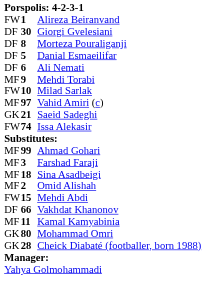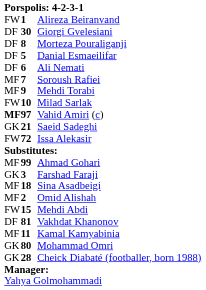+ row: (69, 79)
(12, 103) normal -> (12, 115) bold
(26, 126) 74 -> (26, 138) 72
(12, 162) MF -> (12, 174) GK
(26, 210) 66 -> (26, 221) 81
